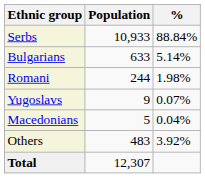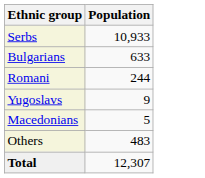- column: (177, 15)
